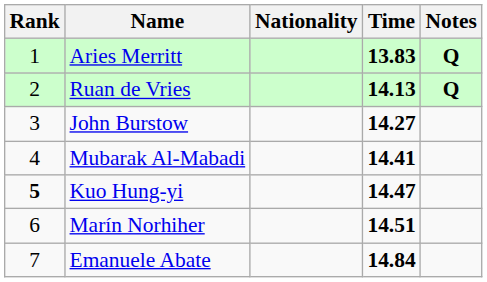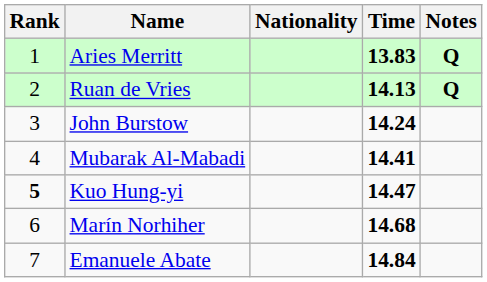(392, 123) 14.27 -> (392, 123) 14.24
(392, 225) 14.51 -> (392, 225) 14.68
